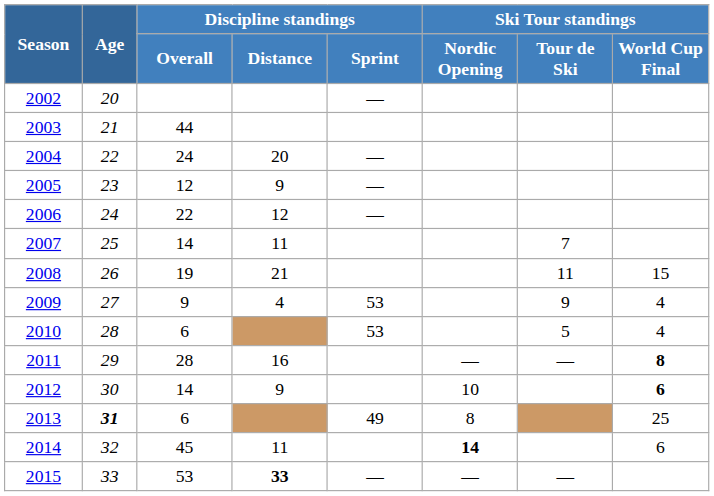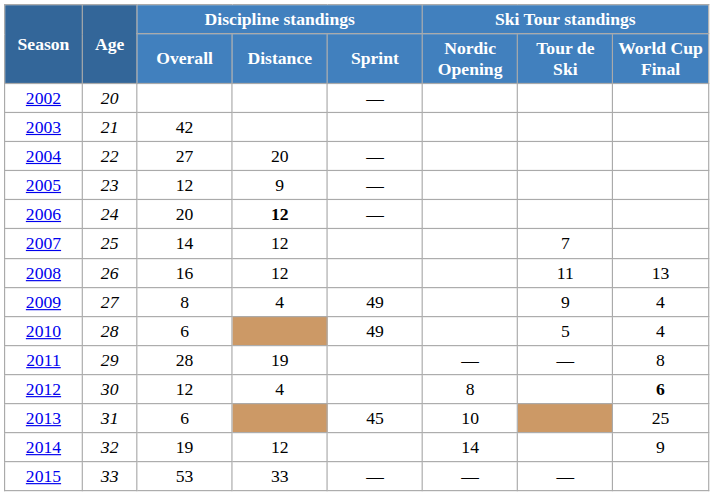(185, 127) 44 -> (185, 127) 42
(185, 156) 24 -> (185, 156) 27
(185, 214) 22 -> (185, 214) 20
(280, 214) normal -> (280, 214) bold
(280, 243) 11 -> (280, 243) 12
(185, 272) 19 -> (185, 272) 16
(280, 272) 21 -> (280, 272) 12
(661, 272) 15 -> (661, 272) 13
(185, 301) 9 -> (185, 301) 8
(375, 301) 53 -> (375, 301) 49
(375, 330) 53 -> (375, 330) 49
(280, 359) 16 -> (280, 359) 19
(661, 359) bold -> (661, 359) normal
(185, 388) 14 -> (185, 388) 12
(280, 388) 9 -> (280, 388) 4
(470, 388) 10 -> (470, 388) 8
(110, 418) bold -> (110, 418) normal
(375, 418) 49 -> (375, 418) 45
(470, 418) 8 -> (470, 418) 10
(185, 447) 45 -> (185, 447) 19
(280, 447) 11 -> (280, 447) 12
(470, 447) bold -> (470, 447) normal
(661, 447) 6 -> (661, 447) 9
(280, 476) bold -> (280, 476) normal
